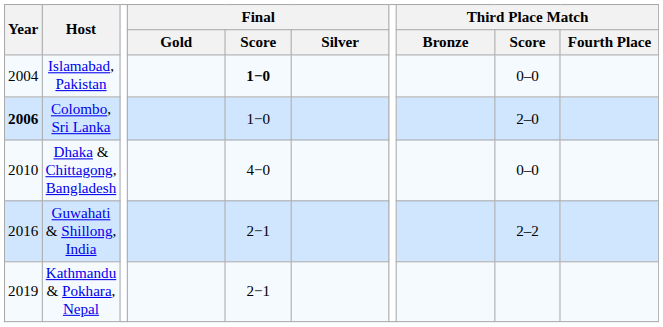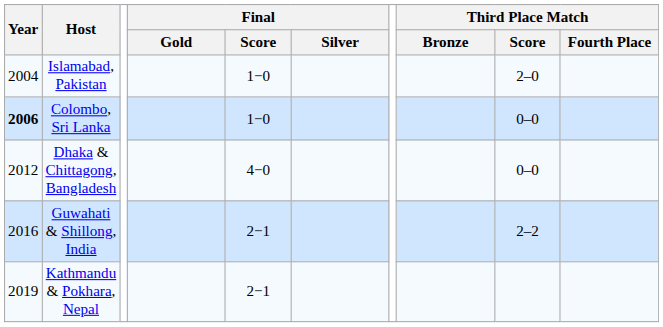(258, 76) bold -> (258, 76) normal
(527, 76) 0–0 -> (527, 76) 2–0
(527, 118) 2–0 -> (527, 118) 0–0
(23, 170) 2010 -> (23, 170) 2012
